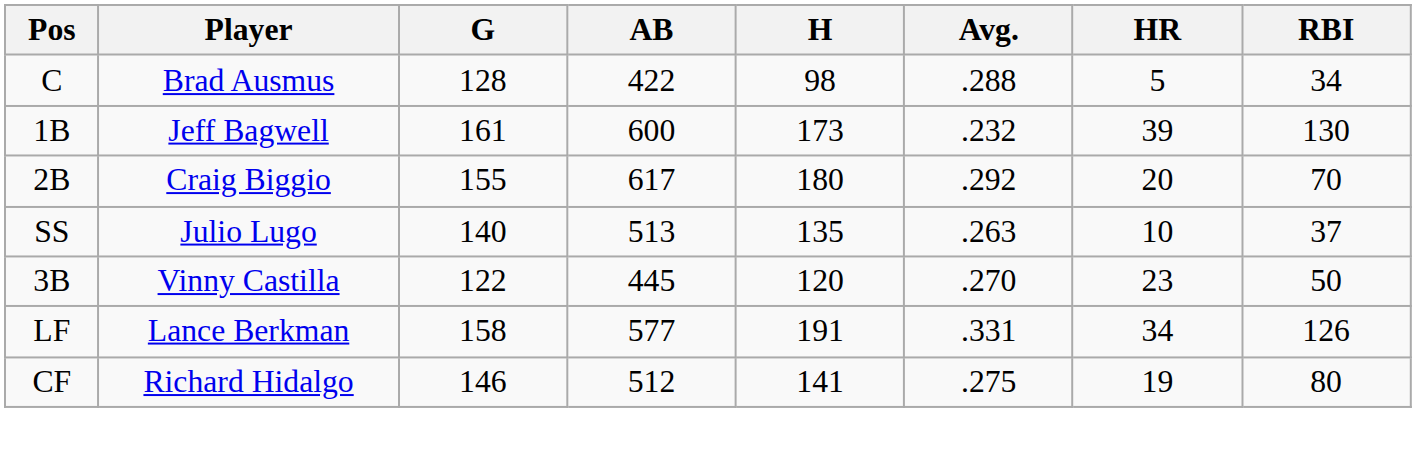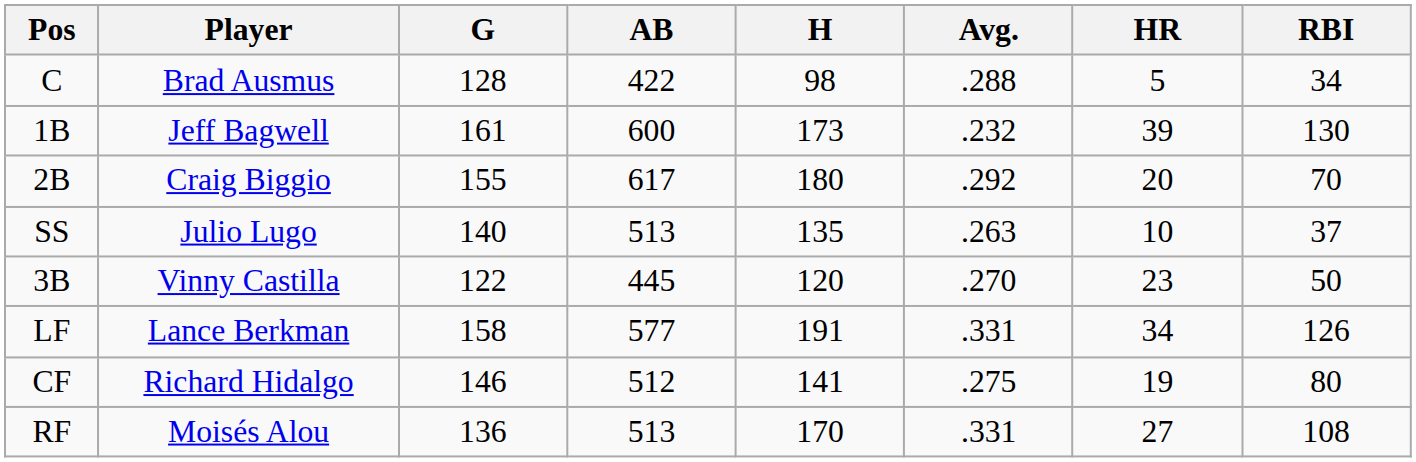+ row: (52, 431)
